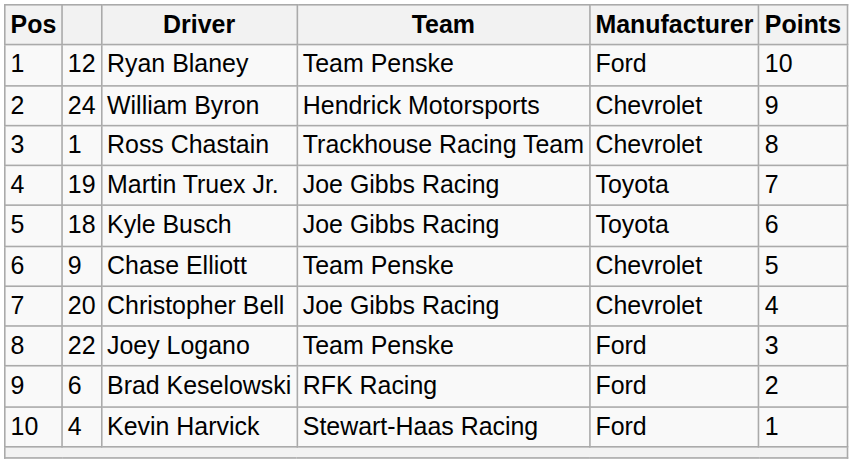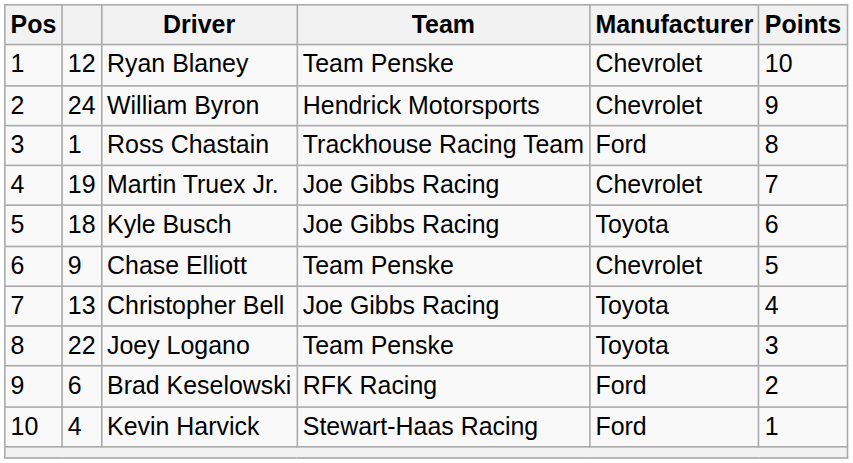(621, 64) Ford -> (649, 64) Chevrolet
(649, 144) Chevrolet -> (621, 144) Ford
(632, 184) Toyota -> (649, 184) Chevrolet
(82, 305) 20 -> (82, 305) 13
(649, 305) Chevrolet -> (632, 305) Toyota
(621, 345) Ford -> (632, 345) Toyota
